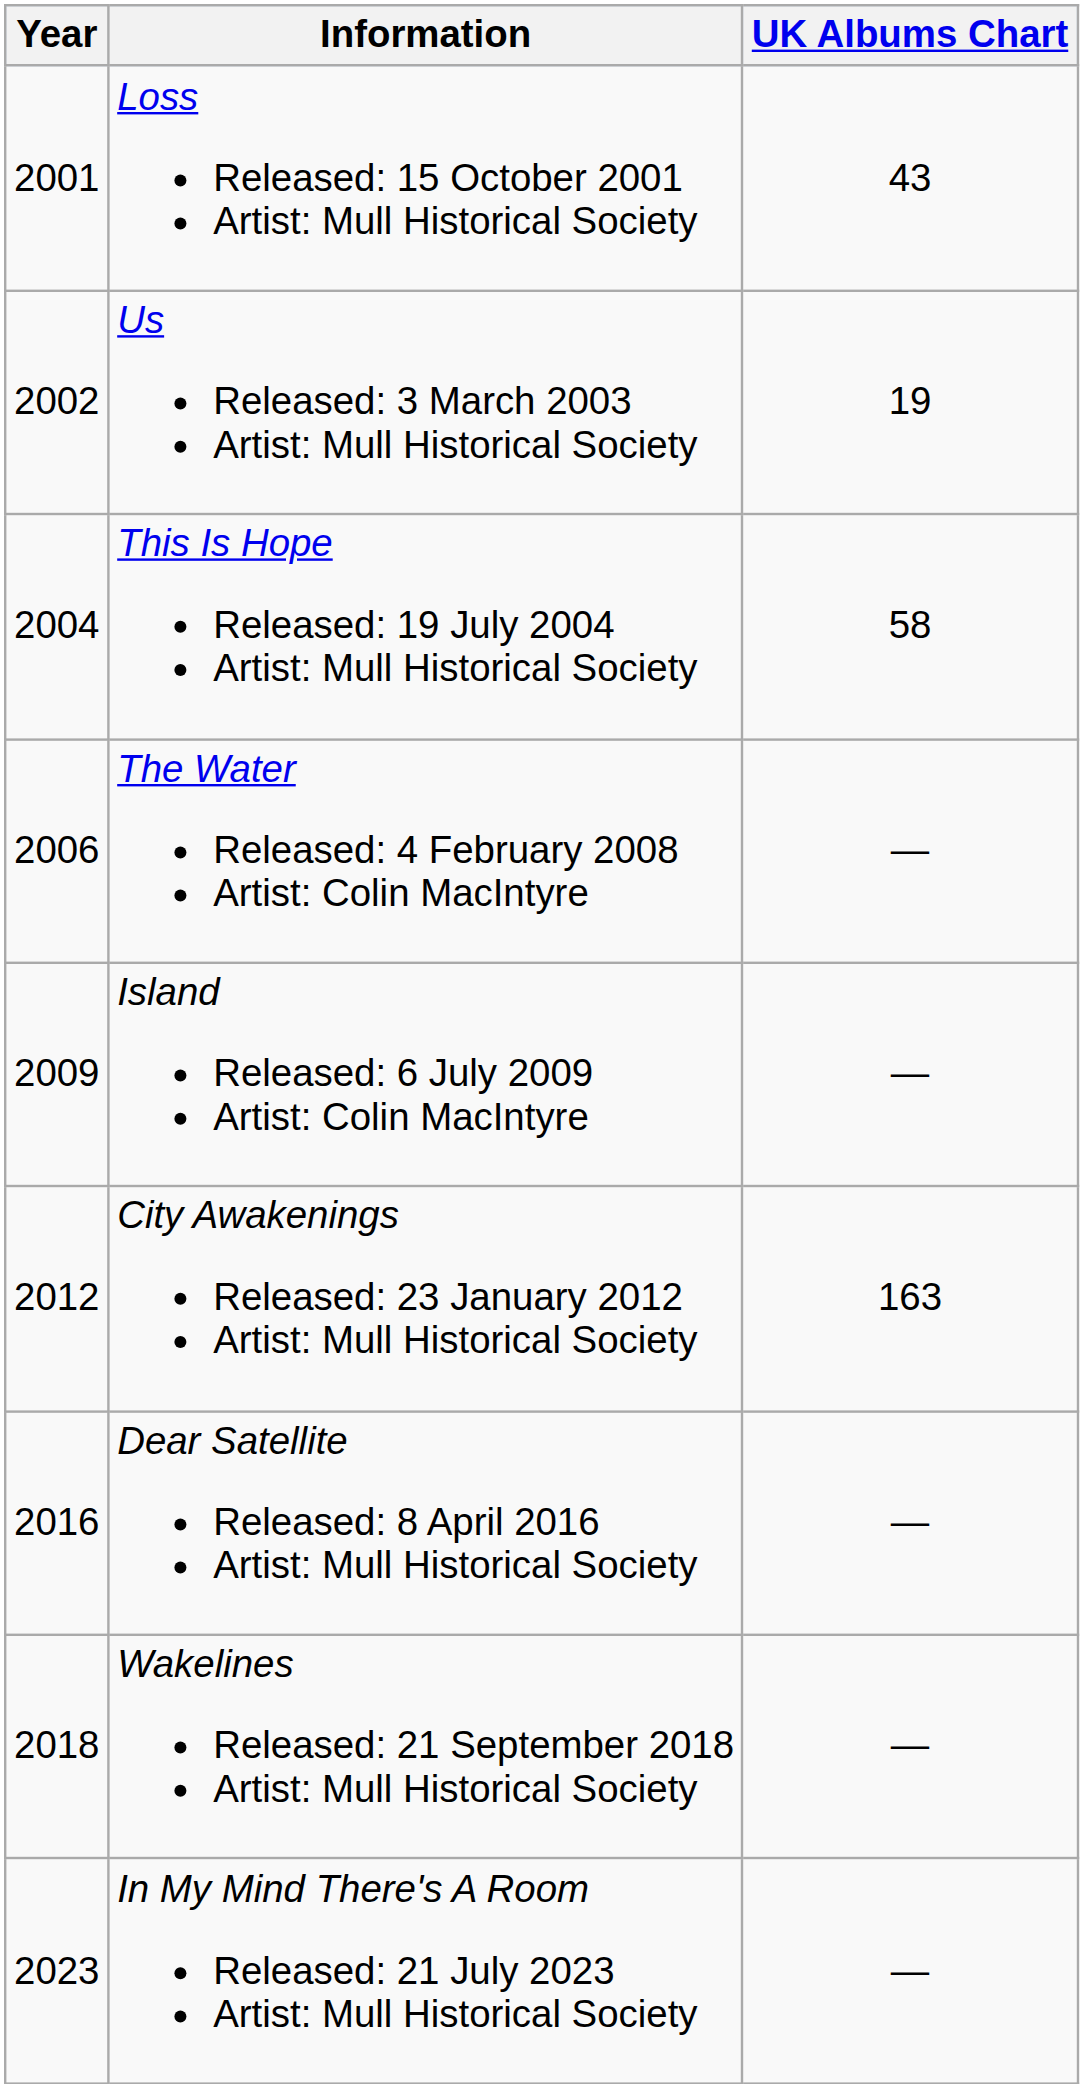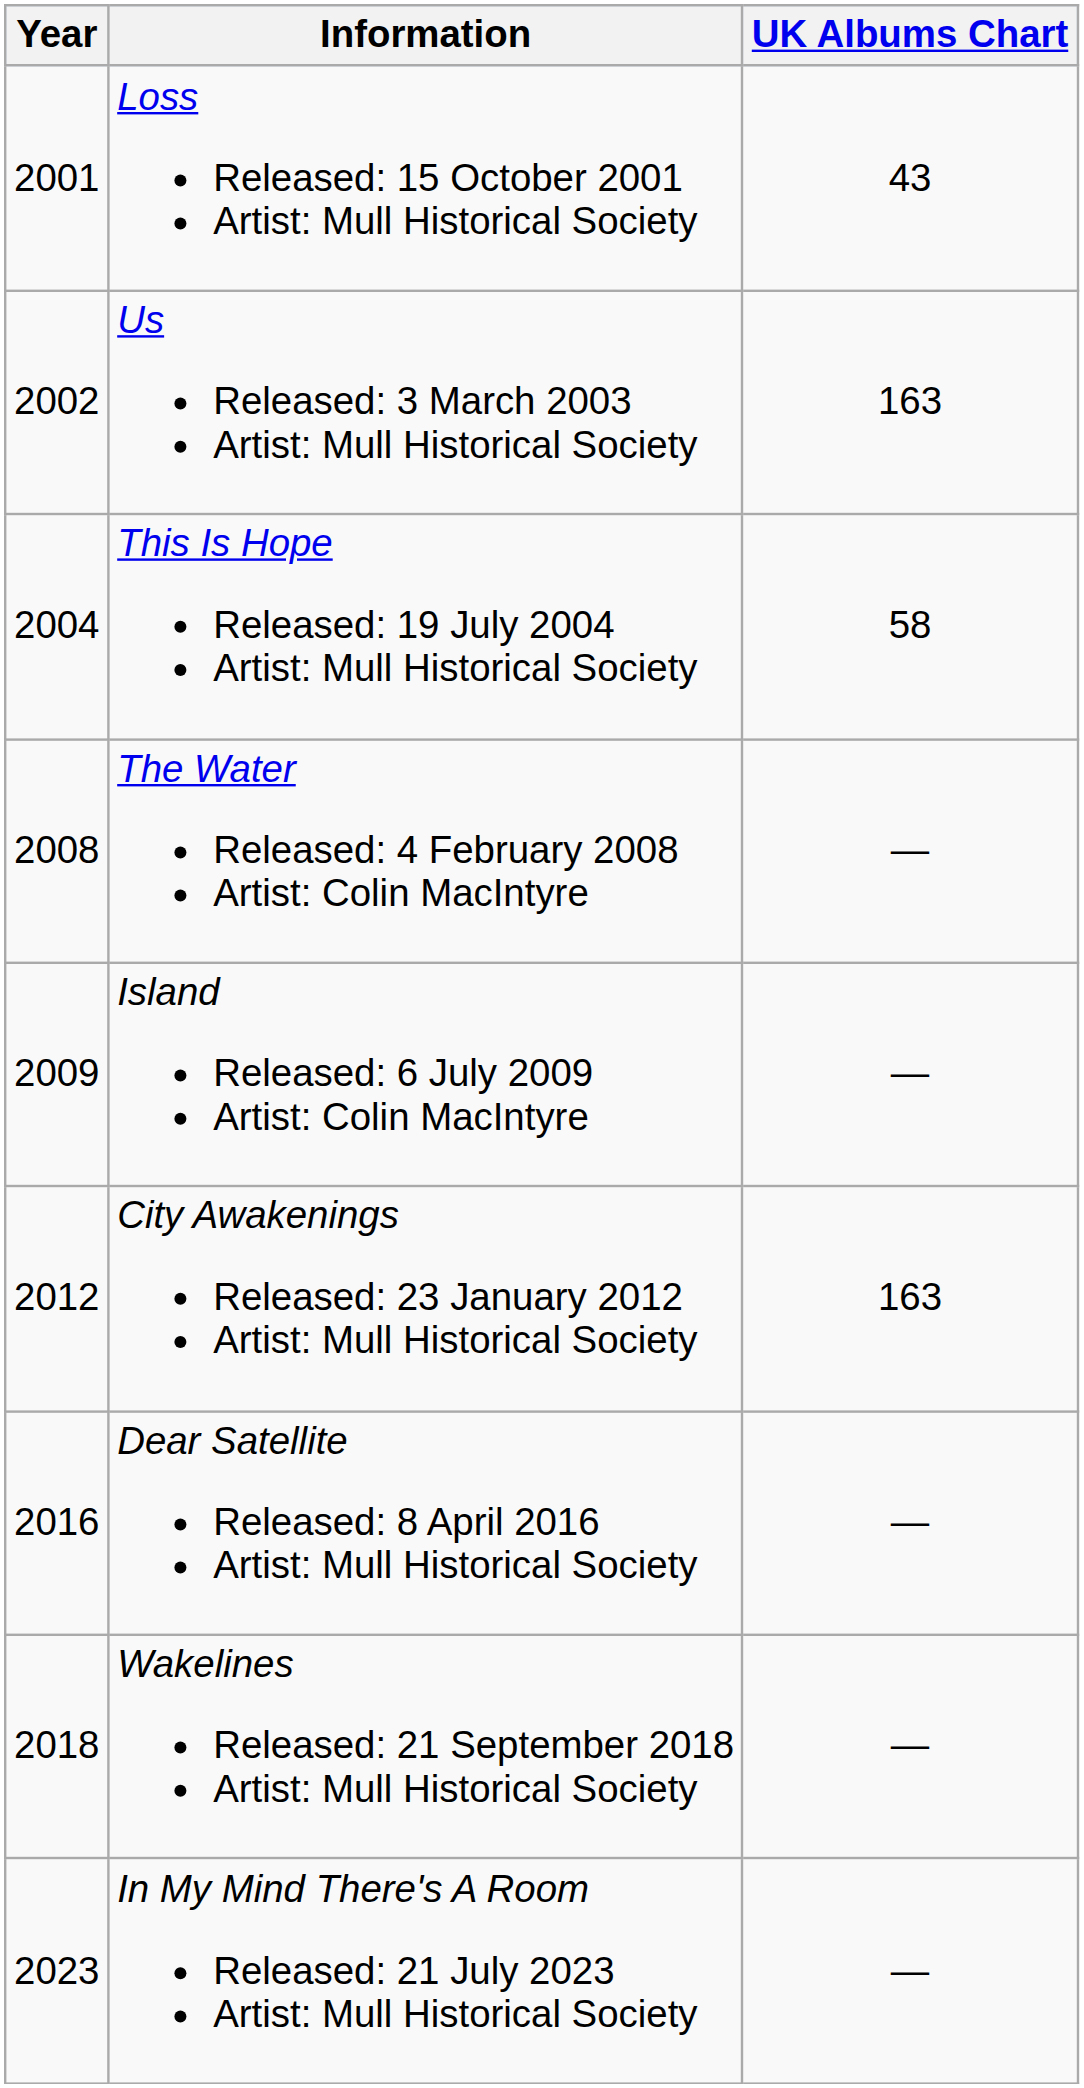(910, 401) 19 -> (910, 401) 163
(57, 849) 2006 -> (57, 849) 2008
